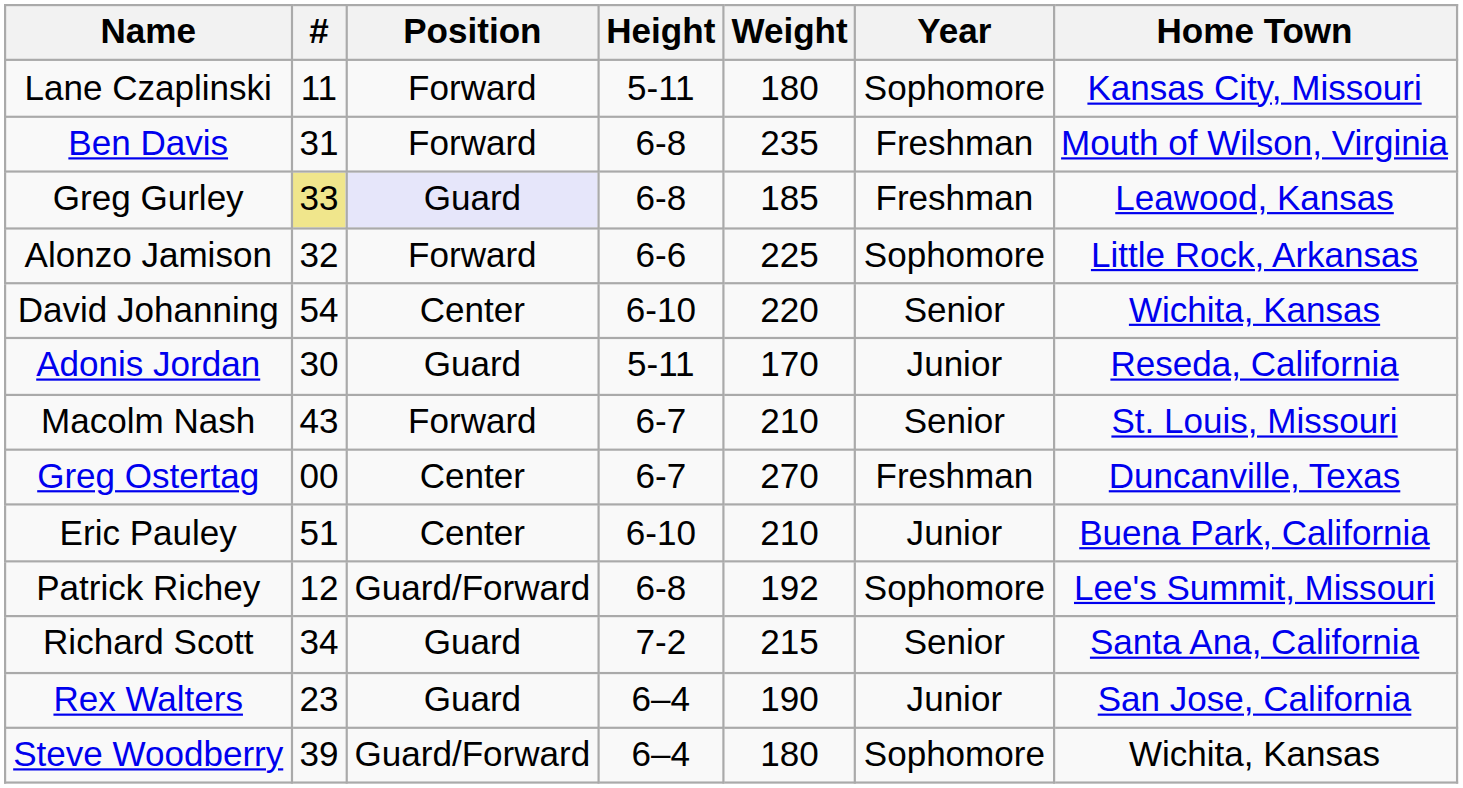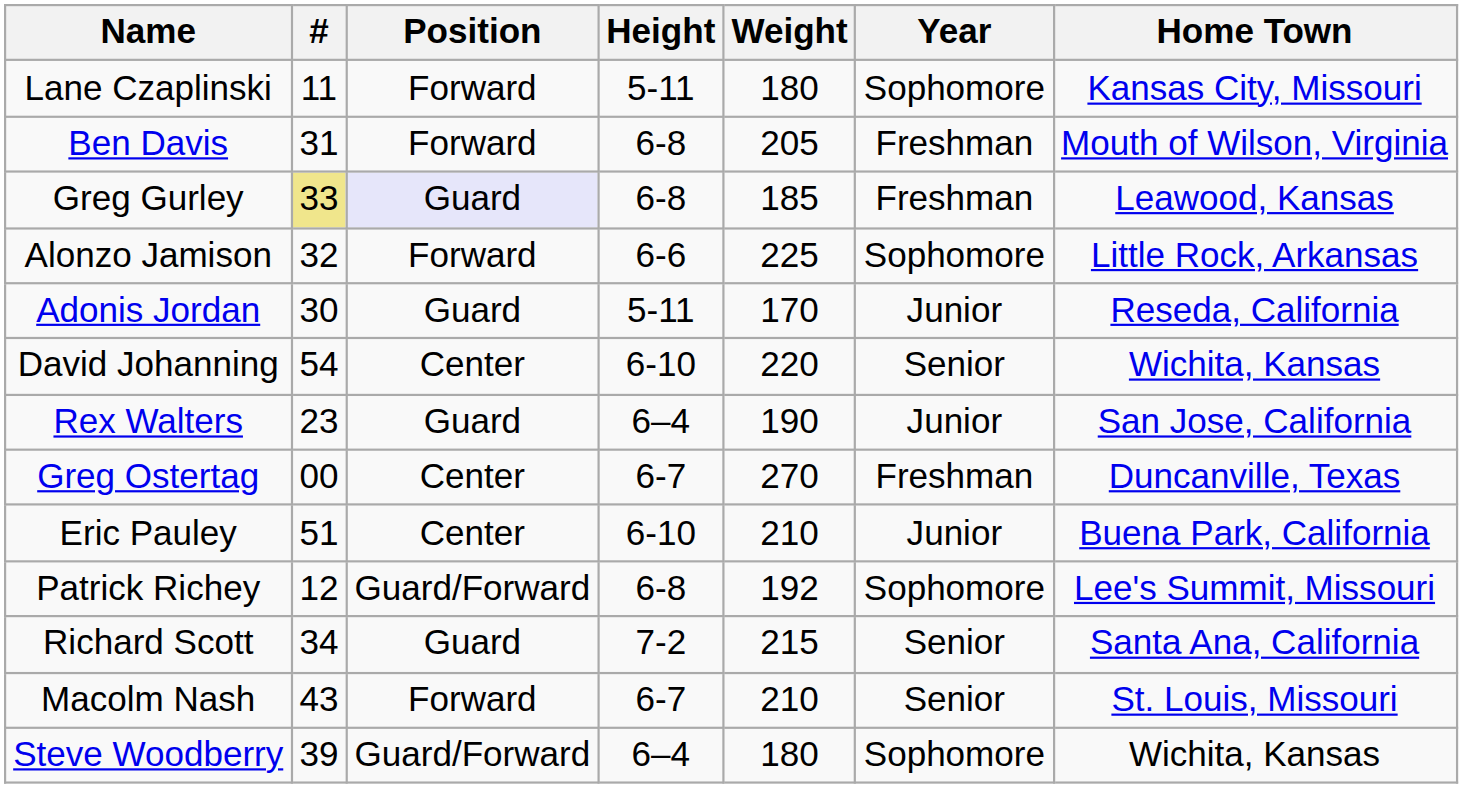(790, 143) 235 -> (790, 143) 205
rows swapped: (148, 310) <-> (148, 365)
rows swapped: (148, 421) <-> (148, 699)
